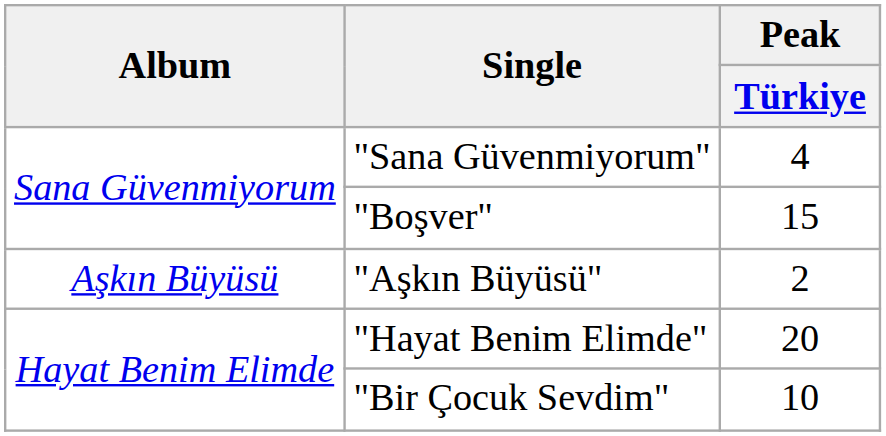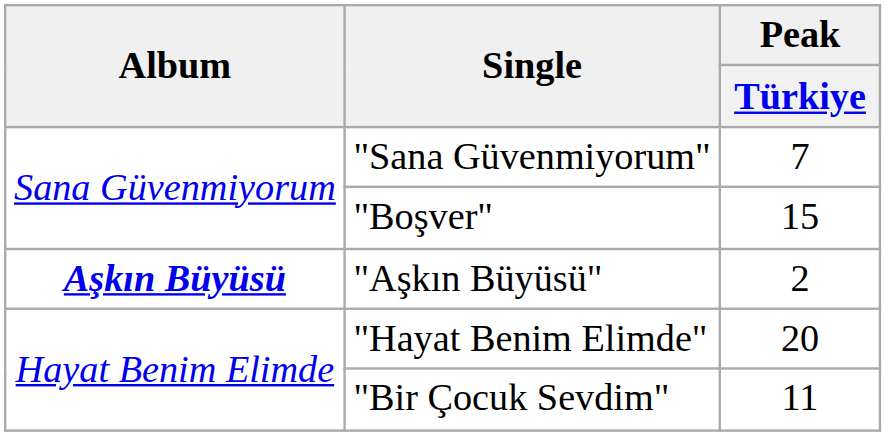(800, 156) 4 -> (800, 156) 7
(175, 277) normal -> (175, 277) bold
(800, 398) 10 -> (800, 398) 11
